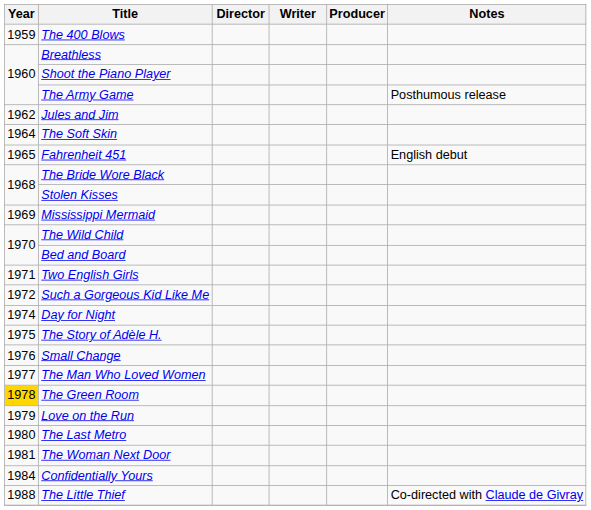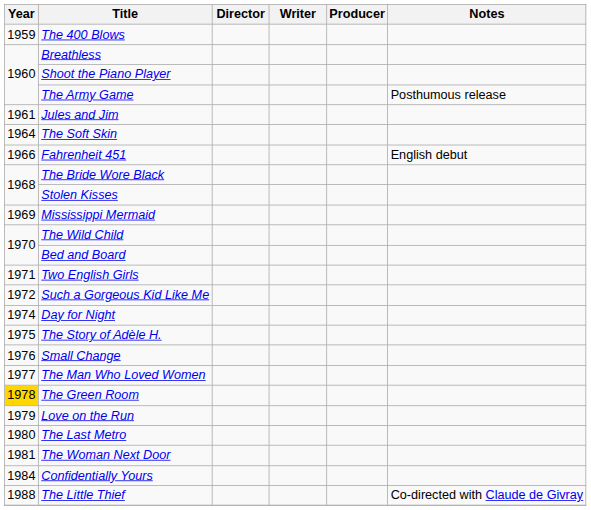(21, 114) 1962 -> (21, 114) 1961
(21, 154) 1965 -> (21, 154) 1966
